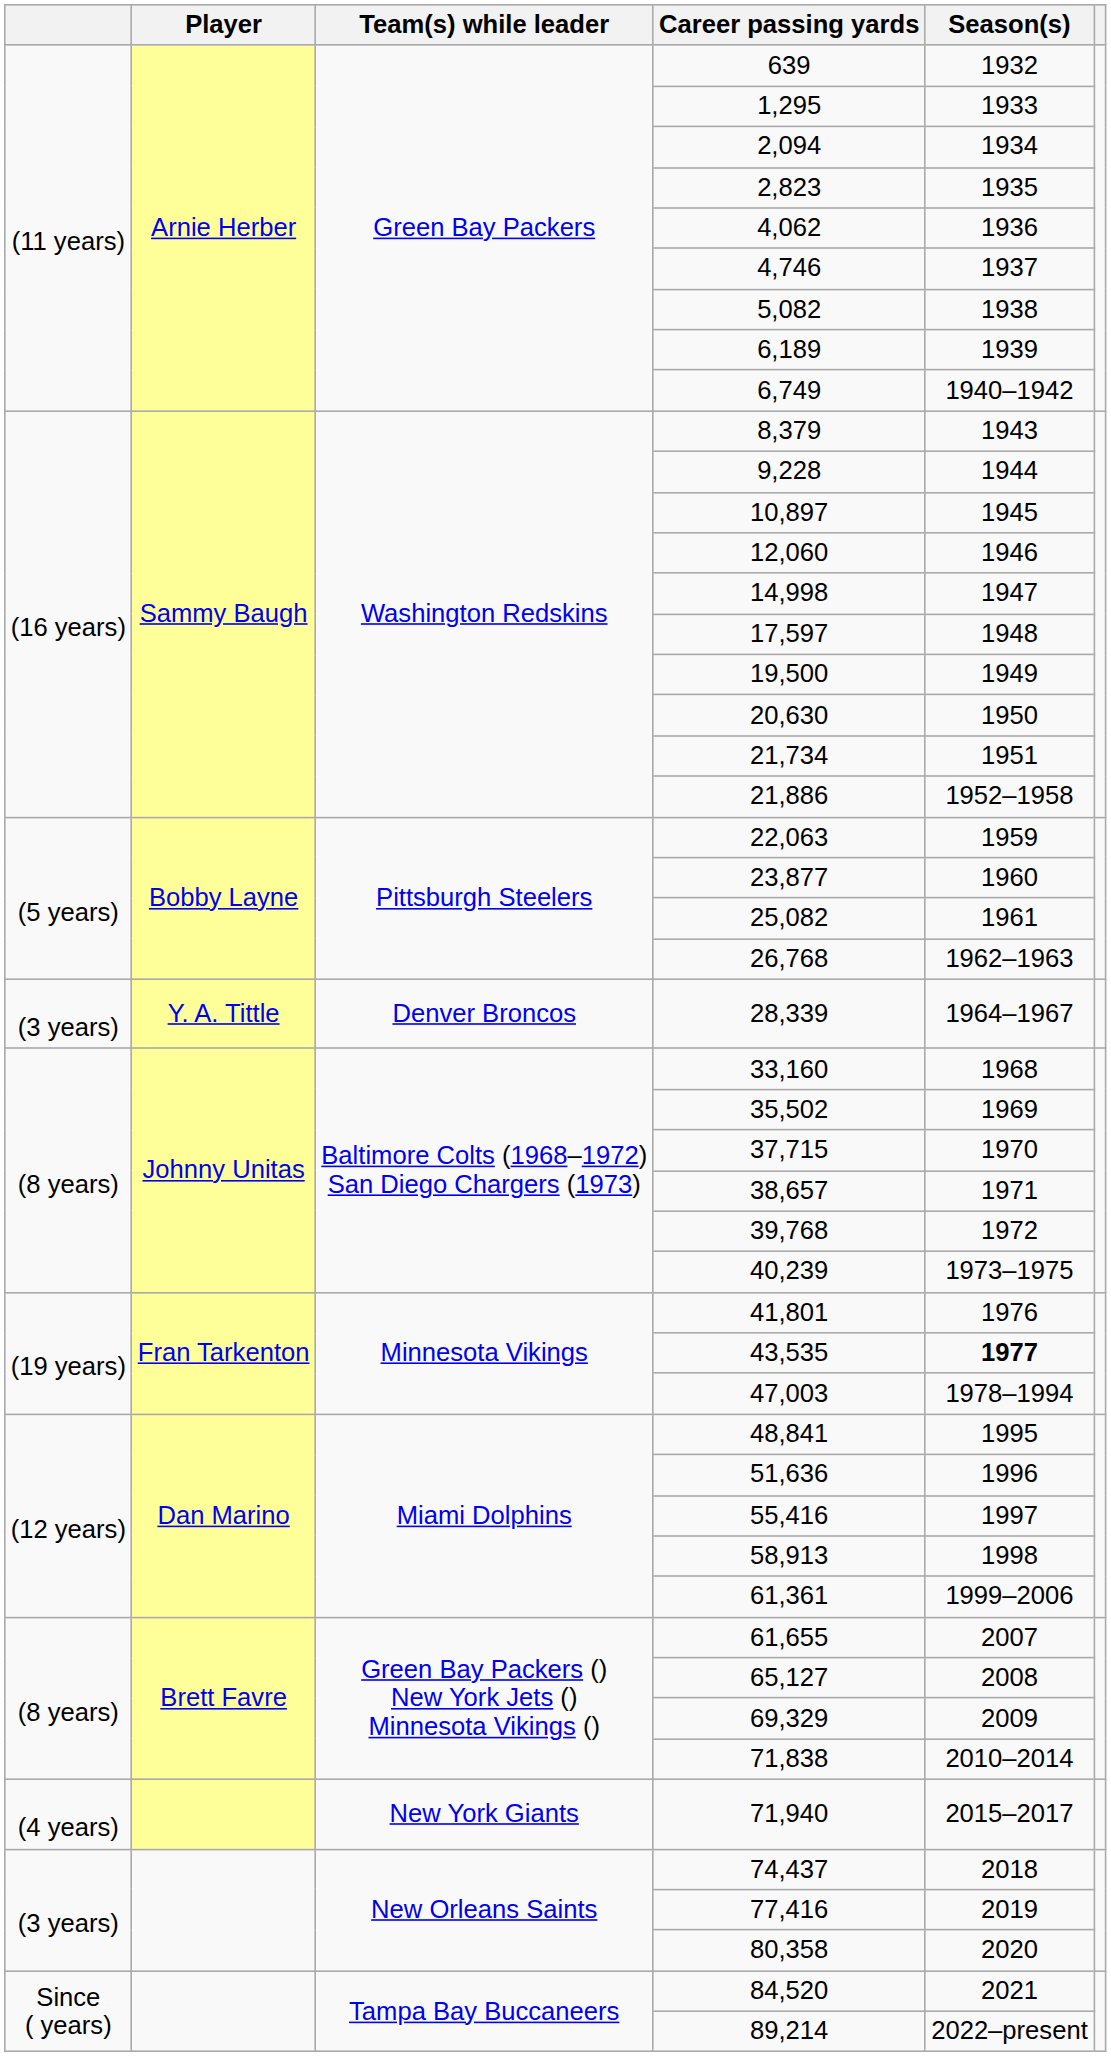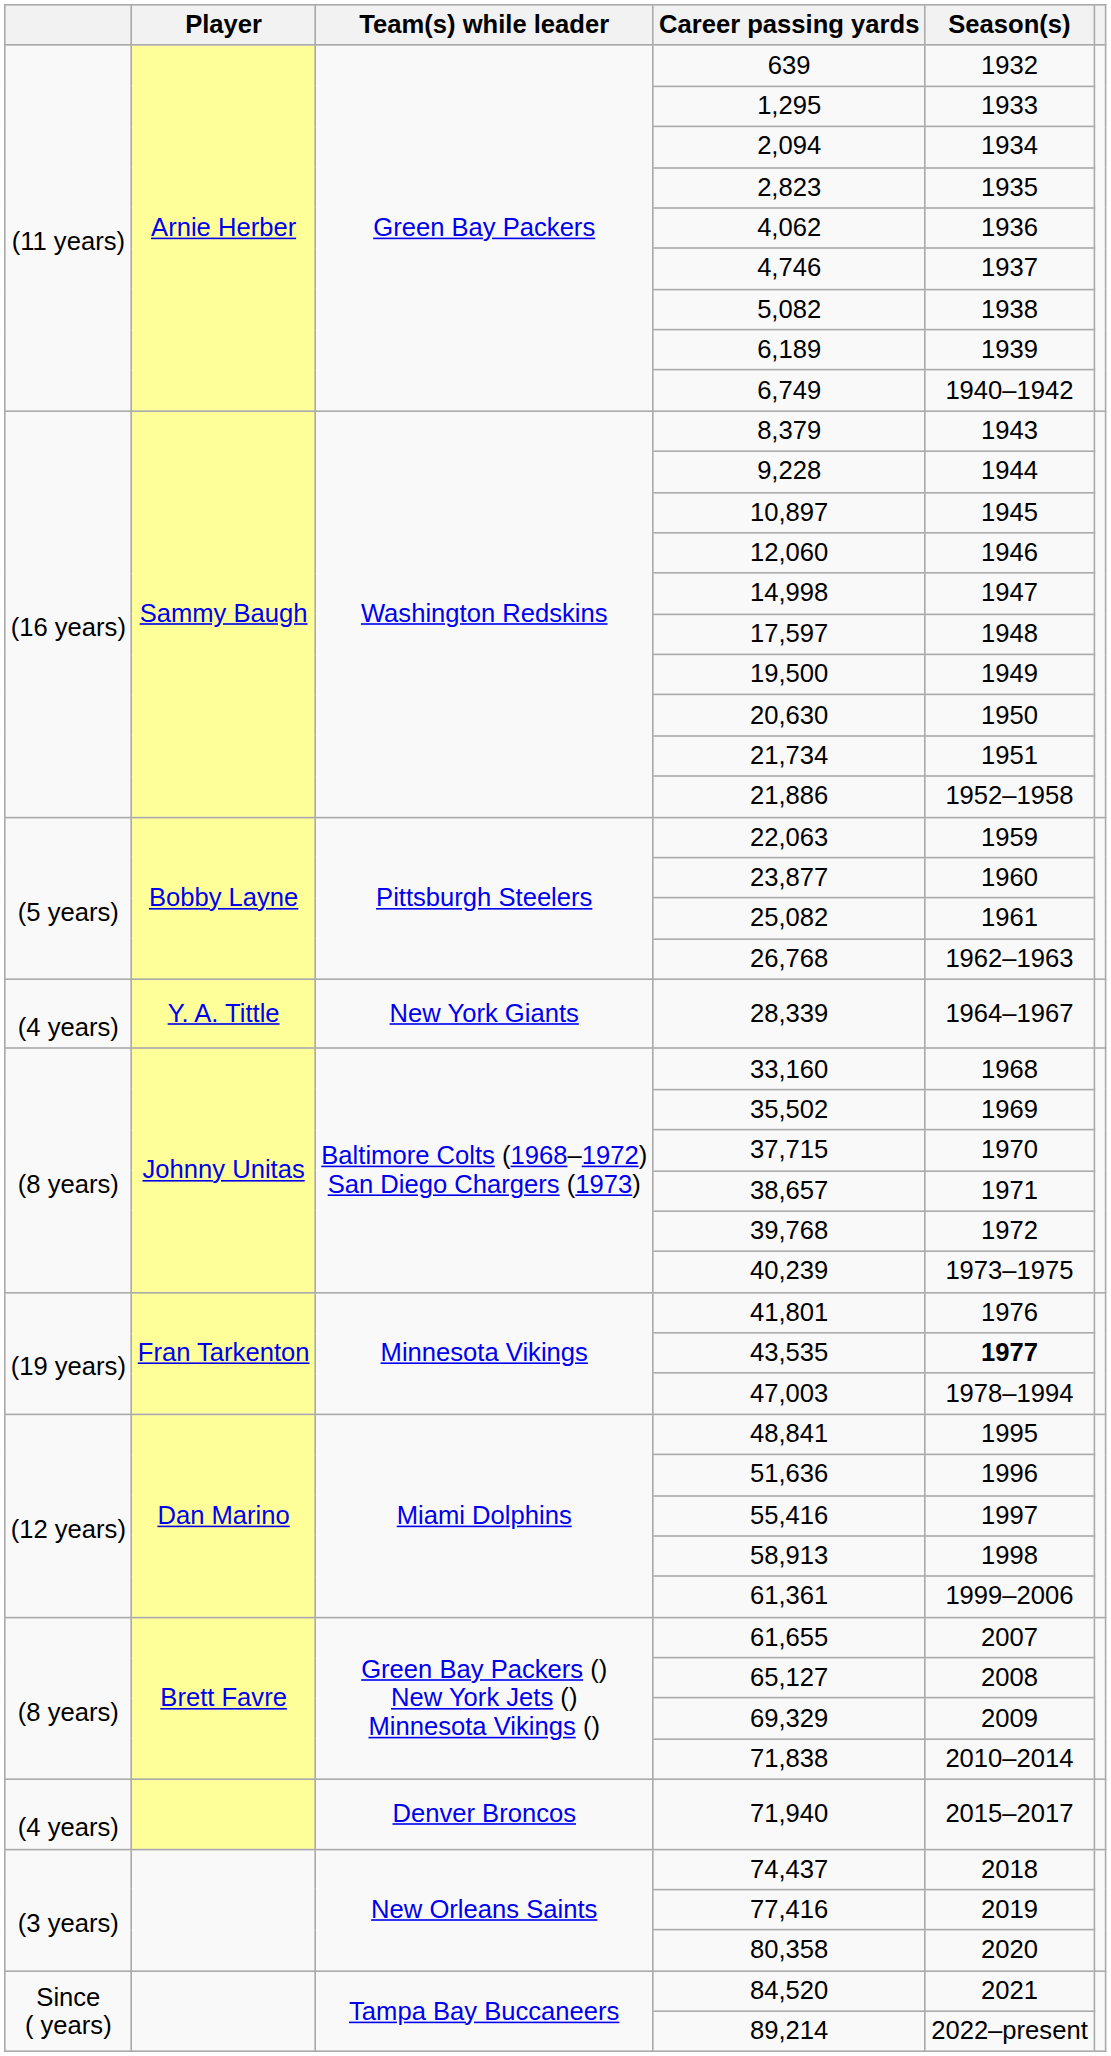(68, 1028) (3 years) -> (68, 1028) (4 years)
(484, 1013) Denver Broncos -> (484, 1013) New York Giants
(484, 1813) New York Giants -> (484, 1813) Denver Broncos
